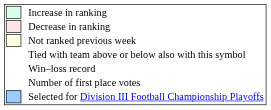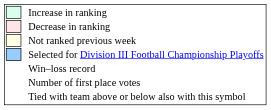rows swapped: (146, 96) <-> (137, 54)
